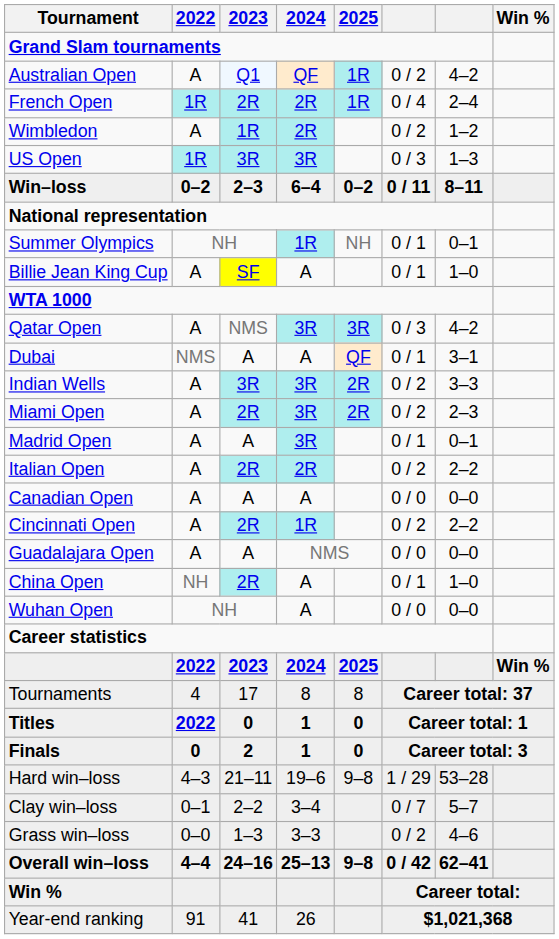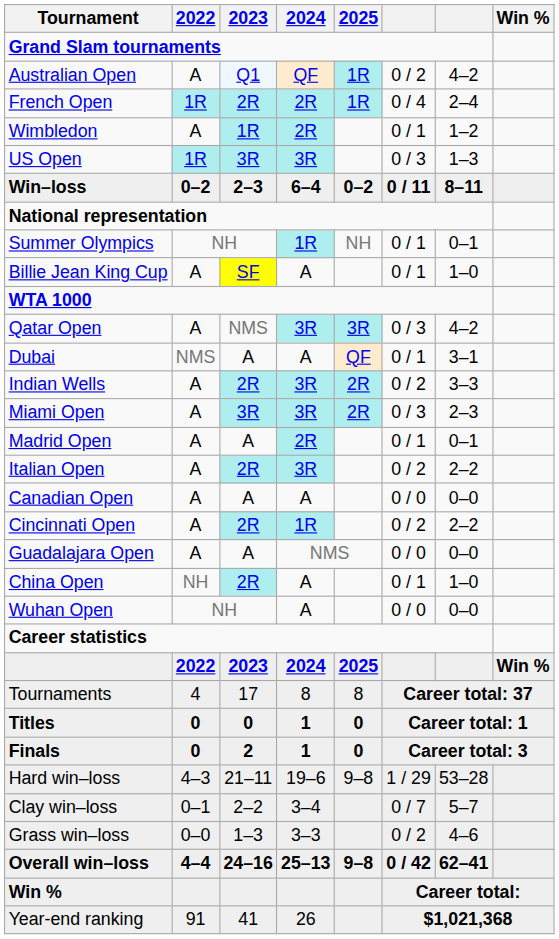(409, 131) 0 / 2 -> (409, 131) 0 / 1
(248, 384) 3R -> (248, 384) 2R
(248, 412) 2R -> (248, 412) 3R
(409, 412) 0 / 2 -> (409, 412) 0 / 3
(306, 441) 3R -> (306, 441) 2R
(306, 469) 2R -> (306, 469) 3R
(196, 722) 2022 -> (196, 722) 0
